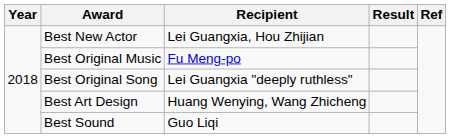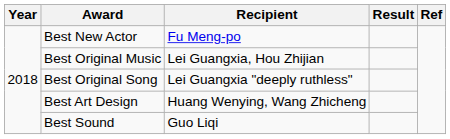(246, 36) Lei Guangxia, Hou Zhijian -> (204, 36) Fu Meng-po
(204, 58) Fu Meng-po -> (246, 58) Lei Guangxia, Hou Zhijian
